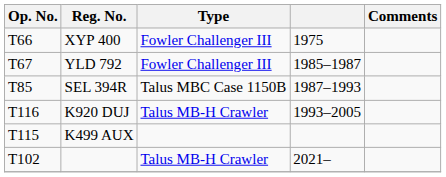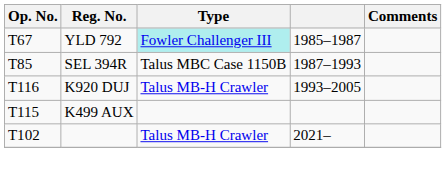- row: (20, 40)
(206, 64) no background -> (206, 40) paleturquoise background
